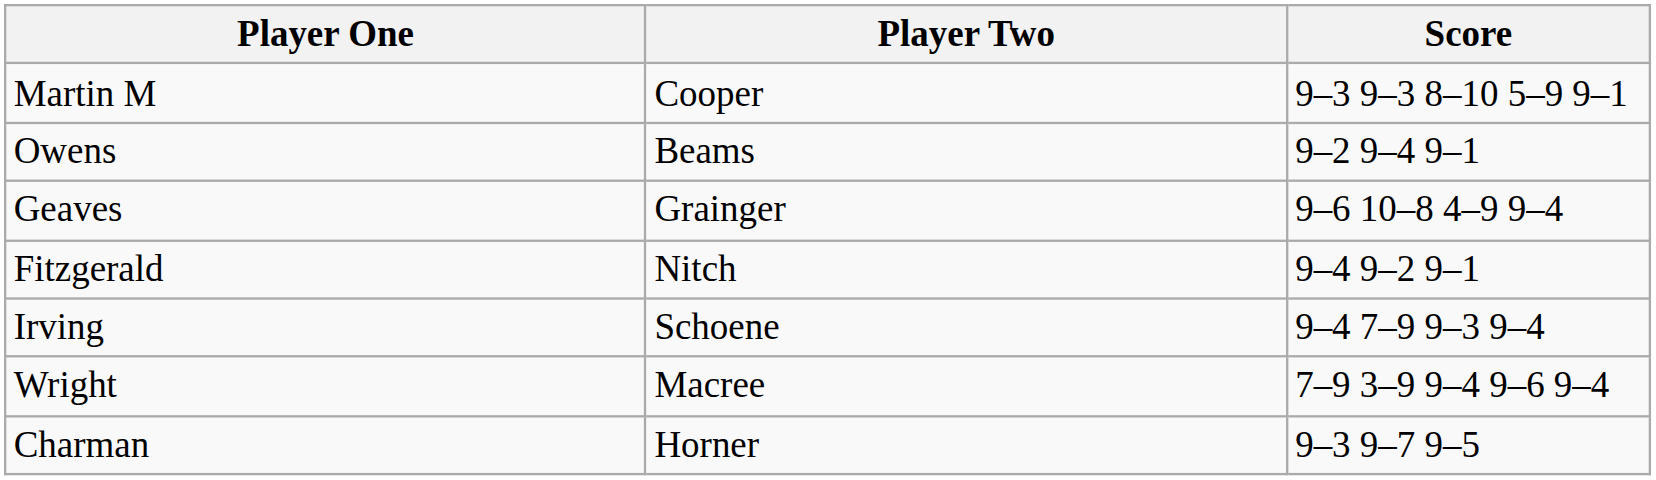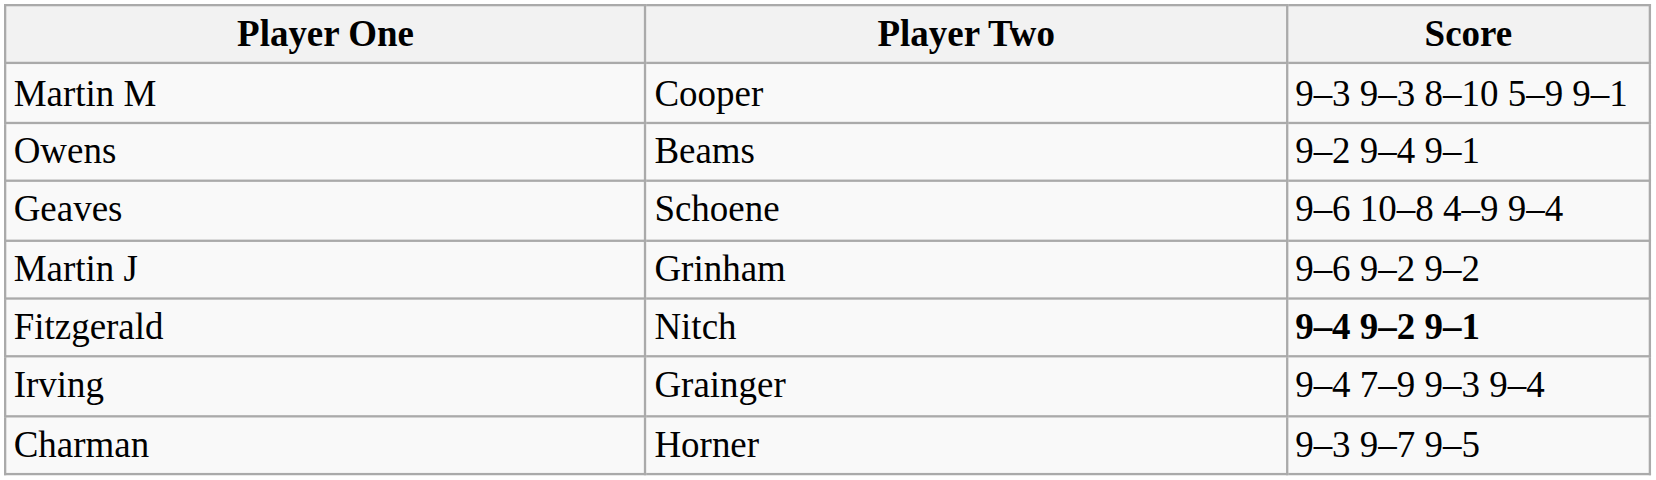(720, 209) Grainger -> (717, 209) Schoene
+ row: (76, 268)
(1388, 268) normal -> (1388, 326) bold
(717, 326) Schoene -> (720, 385) Grainger
- row: (65, 385)
